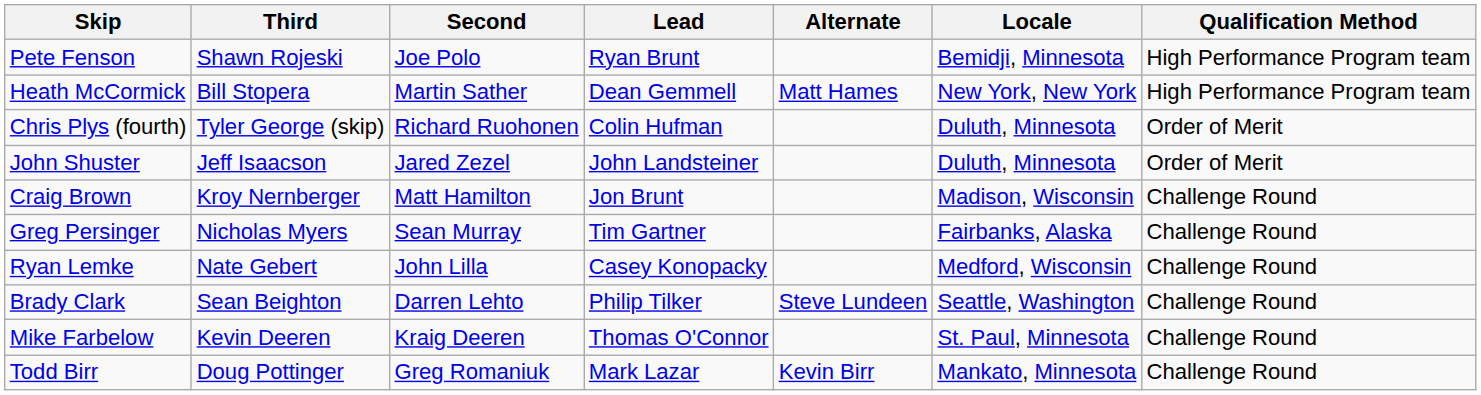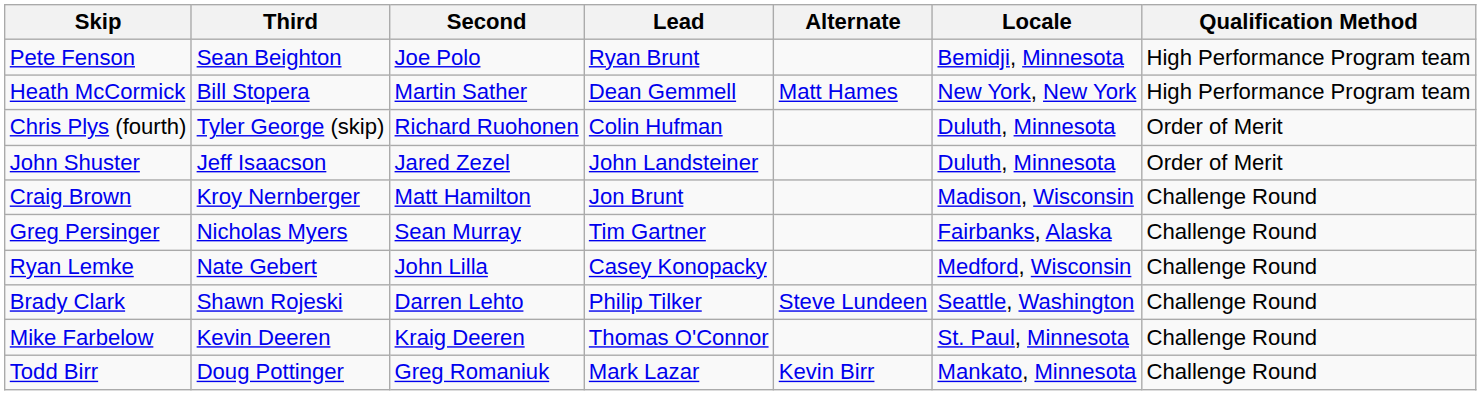(270, 57) Shawn Rojeski -> (269, 57) Sean Beighton
(269, 302) Sean Beighton -> (270, 302) Shawn Rojeski
